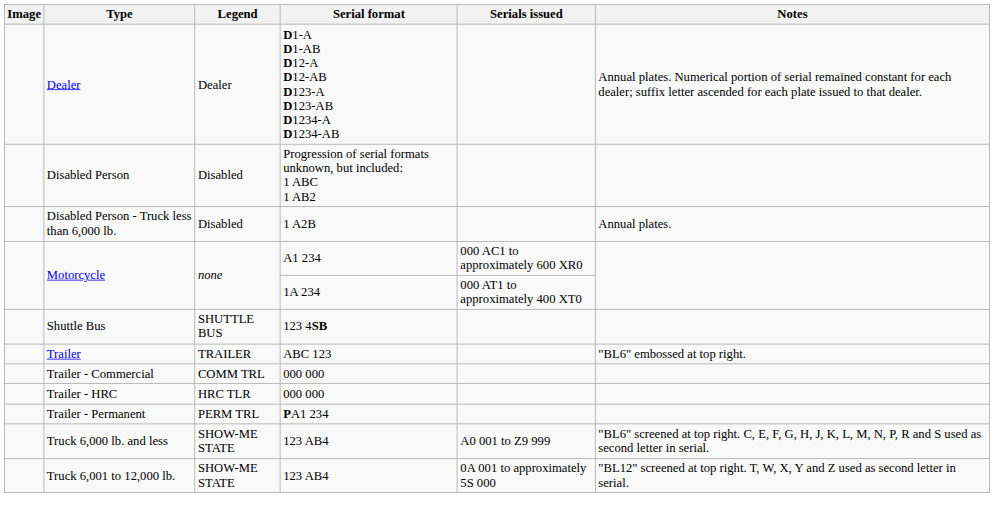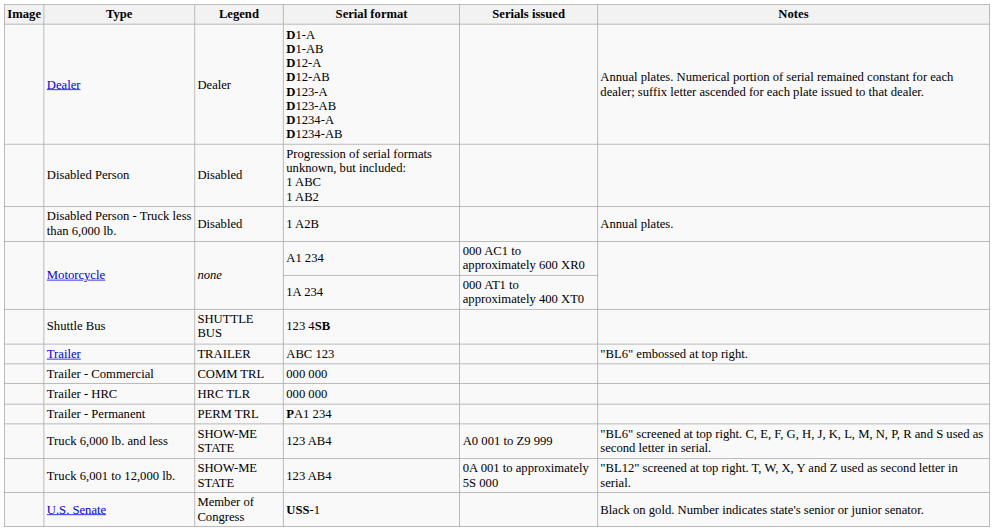+ row: (77, 509)
